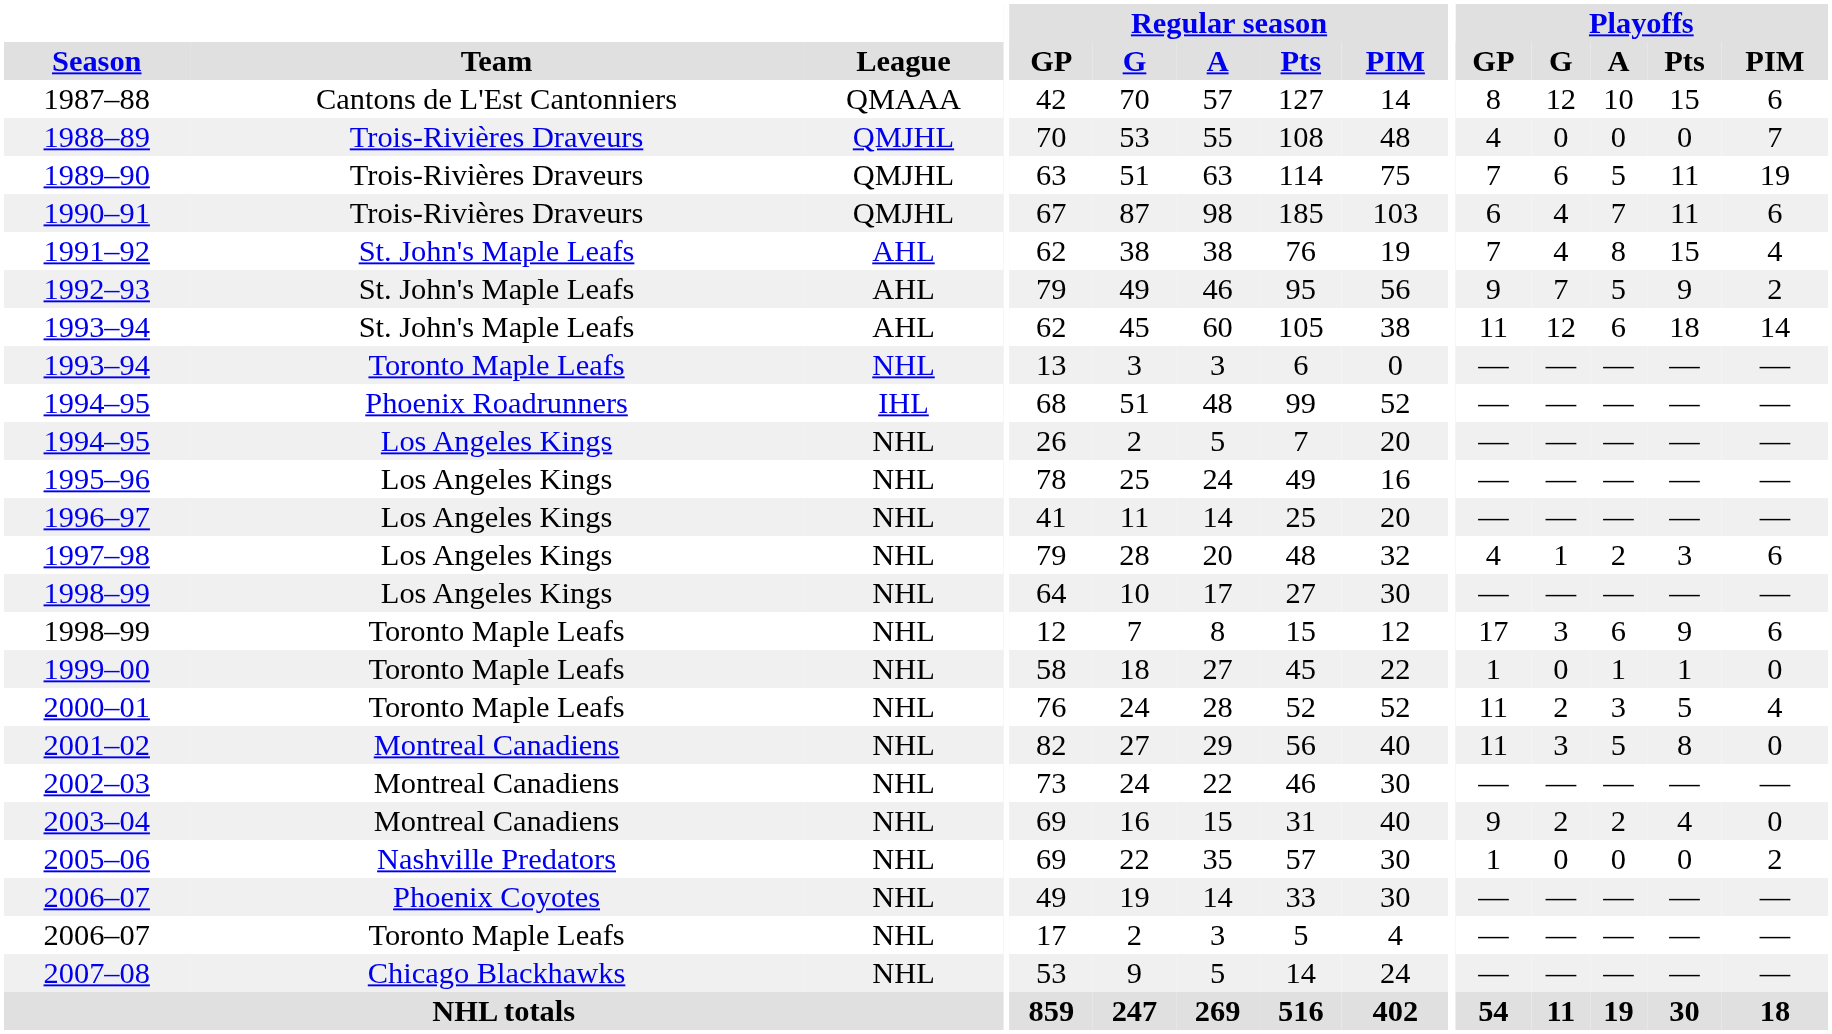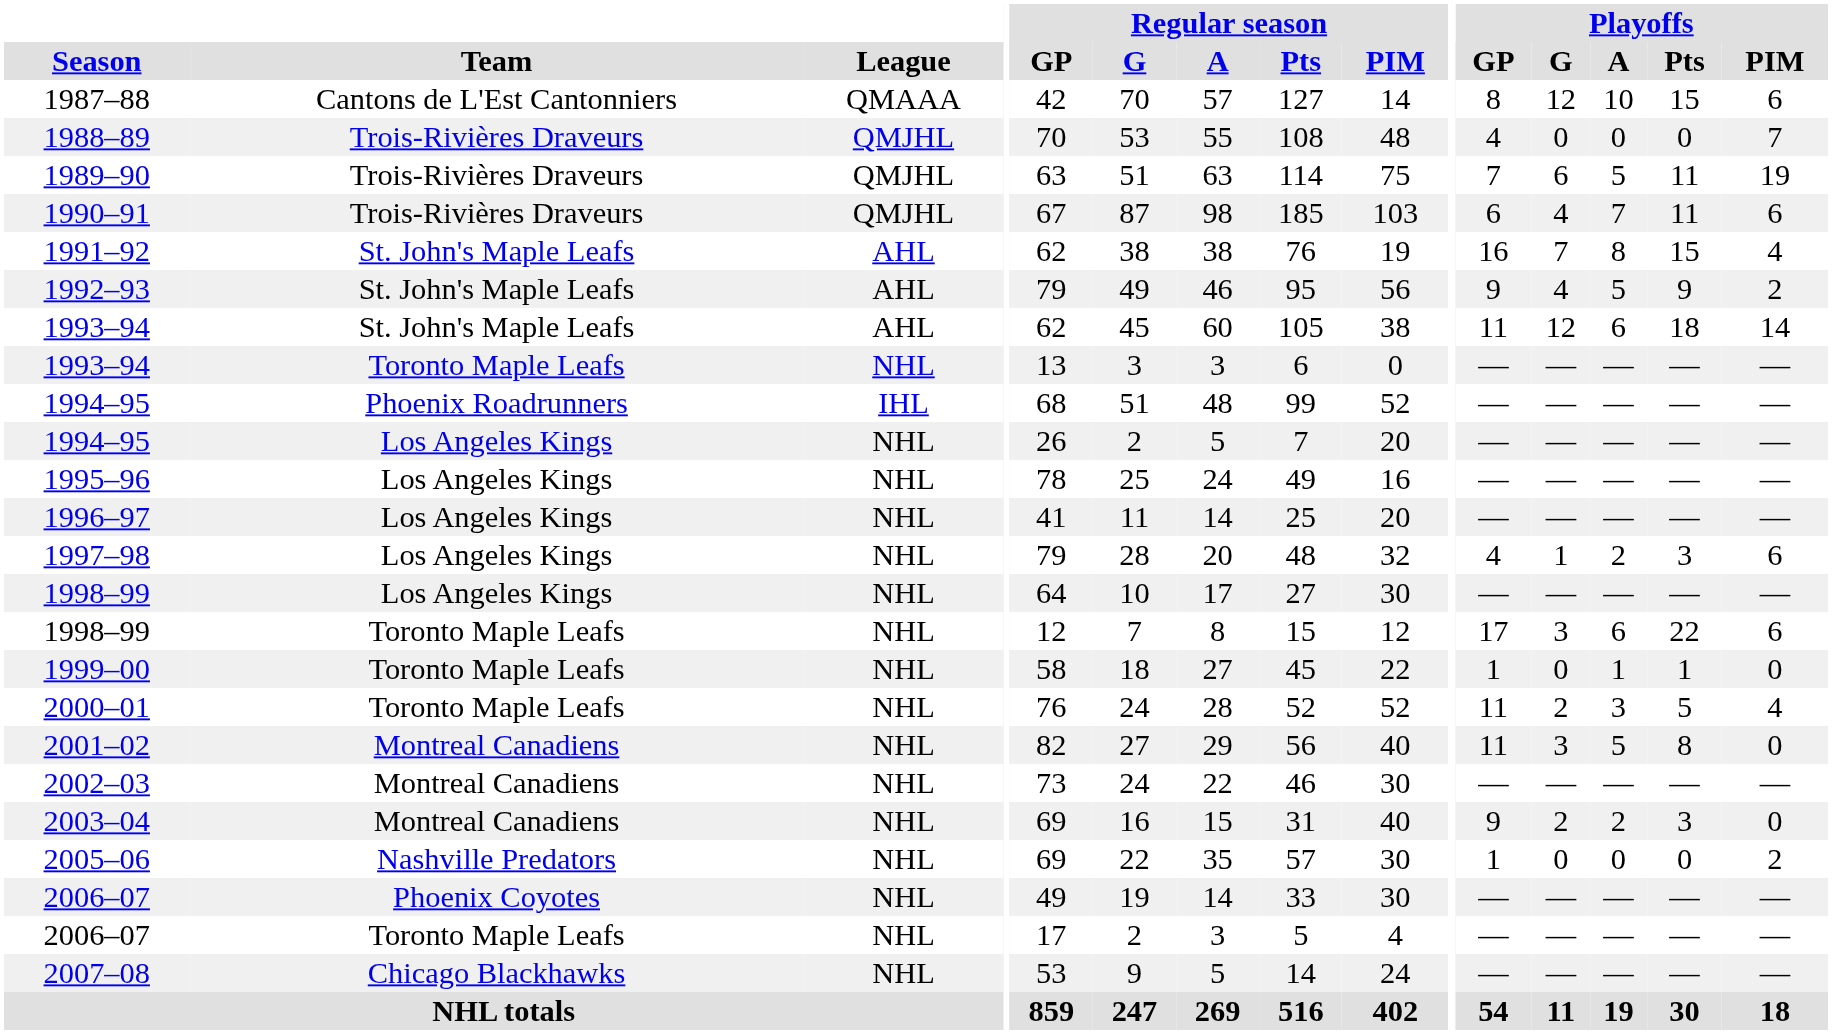(1493, 250) 7 -> (1493, 250) 16
(1561, 250) 4 -> (1561, 250) 7
(1561, 288) 7 -> (1561, 288) 4
(1685, 630) 9 -> (1685, 630) 22
(1685, 820) 4 -> (1685, 820) 3
